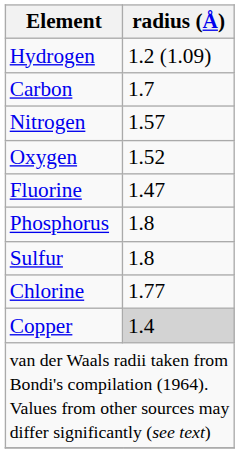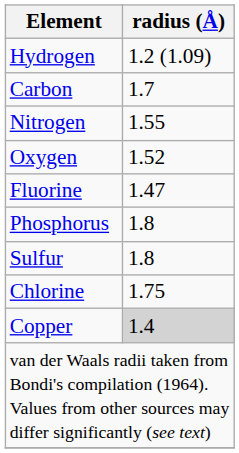(147, 122) 1.57 -> (147, 122) 1.55
(147, 291) 1.77 -> (147, 291) 1.75
